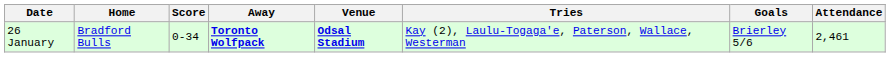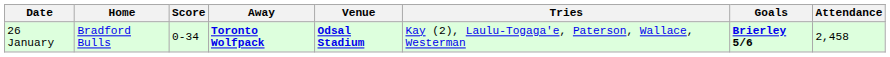(759, 37) normal -> (759, 37) bold
(832, 37) 2,461 -> (832, 37) 2,458
